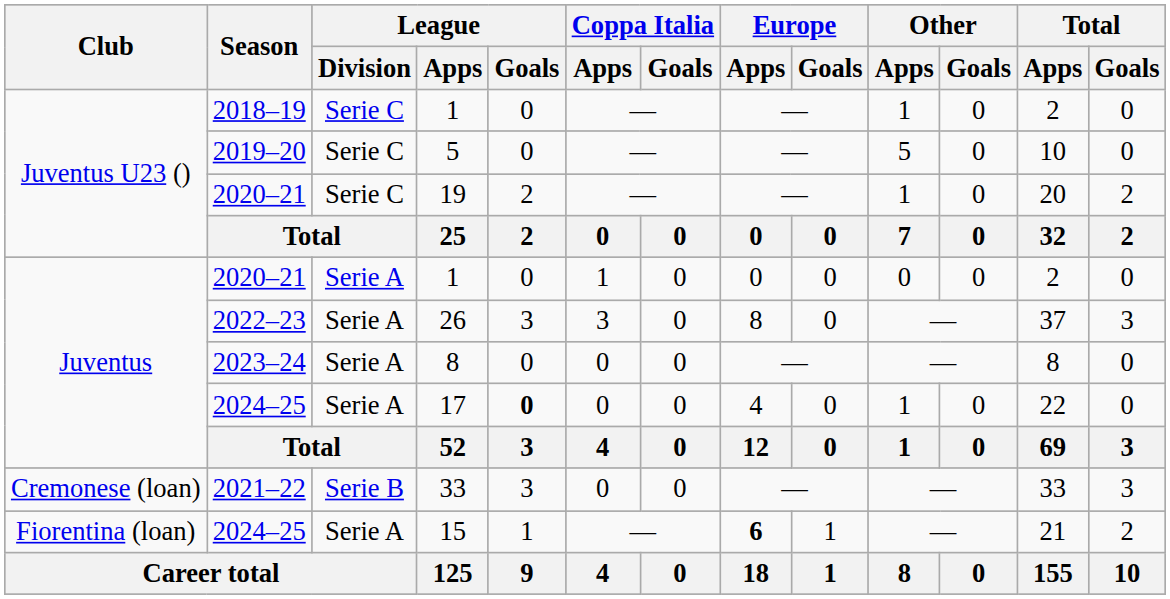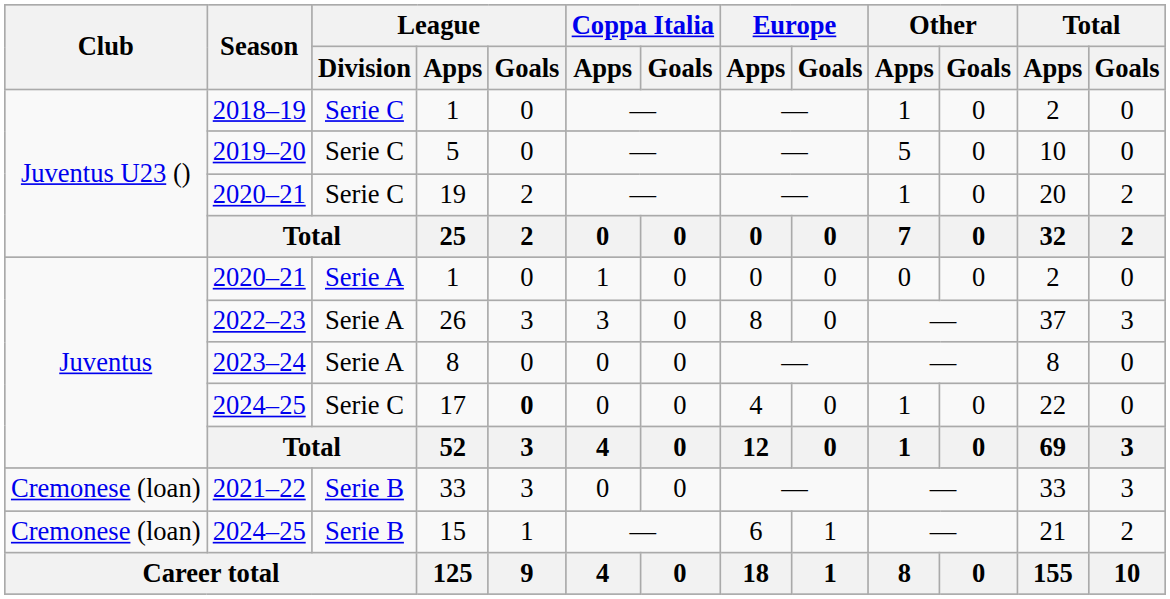(364, 404) Serie A -> (364, 404) Serie C
(106, 531) Fiorentina (loan) -> (106, 531) Cremonese (loan)
(364, 531) Serie A -> (364, 531) Serie B
(756, 531) bold -> (756, 531) normal
